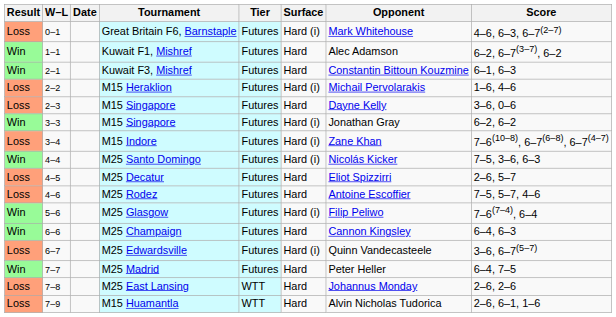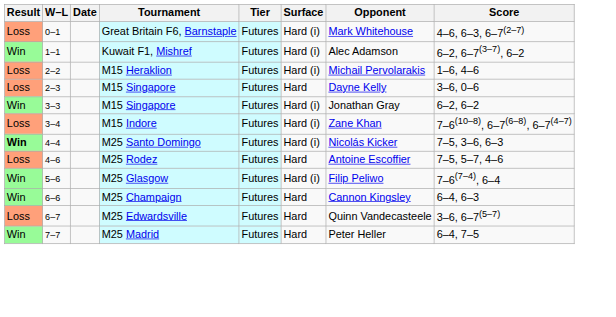(295, 52) Hard -> (302, 52) Hard (i)
- row: (53, 71)
(16, 159) normal -> (17, 142) bold
- row: (53, 177)
(302, 250) Hard (i) -> (295, 216) Hard
- row: (53, 287)
- row: (53, 304)
